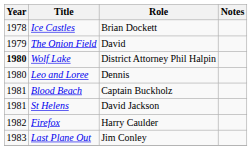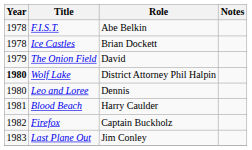+ row: (45, 28)
(137, 91) Captain Buckholz -> (130, 106) Harry Caulder
- row: (50, 106)
(130, 122) Harry Caulder -> (137, 122) Captain Buckholz
